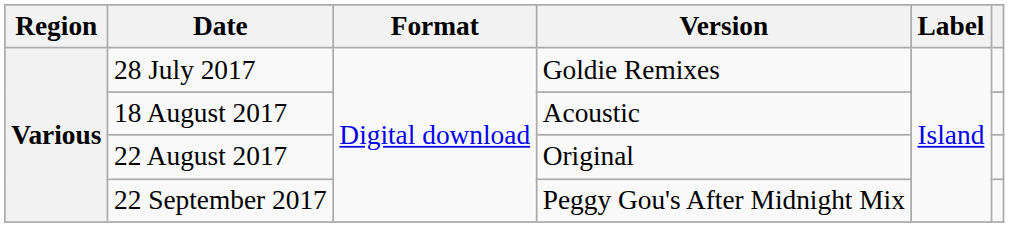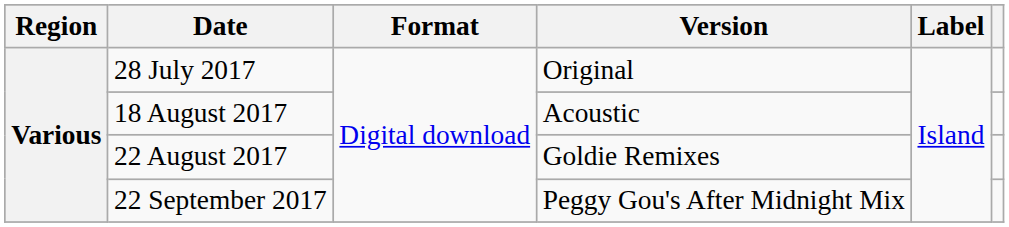(631, 69) Goldie Remixes -> (588, 69) Original
(588, 156) Original -> (631, 156) Goldie Remixes
